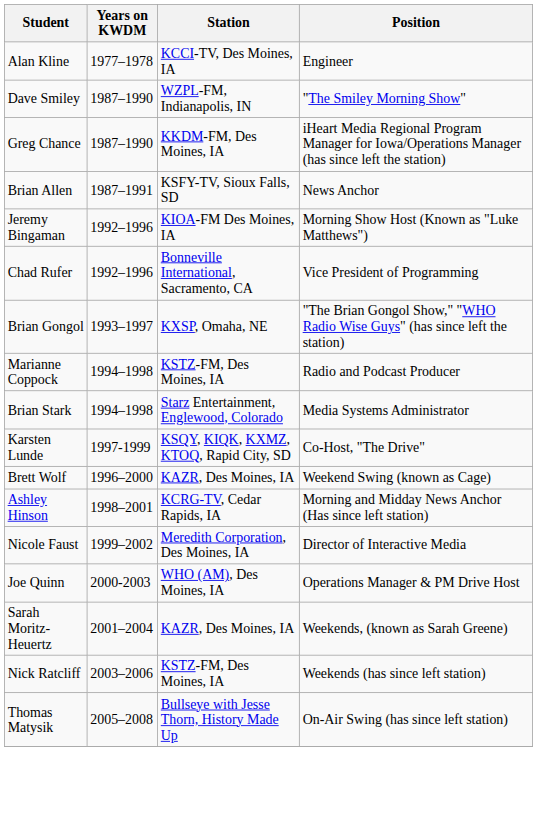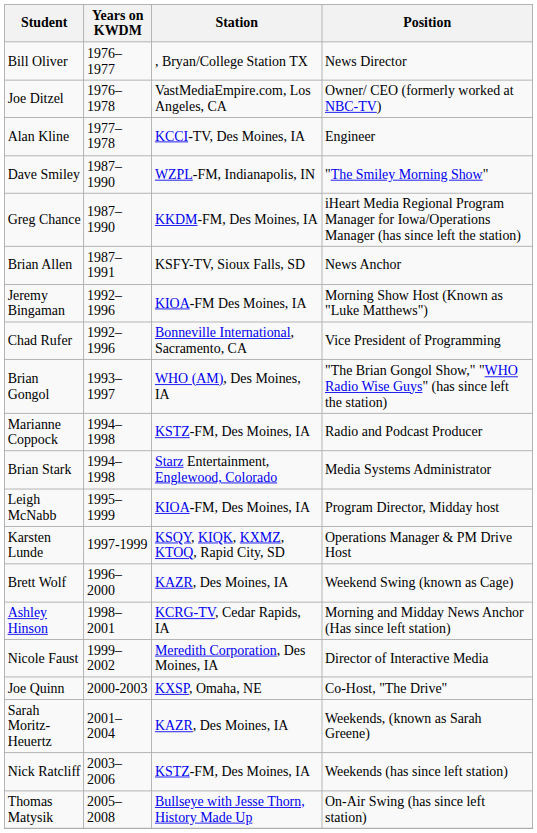+ row: (38, 61)
+ row: (36, 98)
(214, 326) KXSP, Omaha, NE -> (228, 386) WHO (AM), Des Moines, IA
+ row: (32, 507)
(364, 447) Co-Host, "The Drive" -> (419, 545) Operations Manager & PM Drive Host
(209, 582) WHO (AM), Des Moines, IA -> (208, 688) KXSP, Omaha, NE
(411, 582) Operations Manager & PM Drive Host -> (386, 688) Co-Host, "The Drive"
